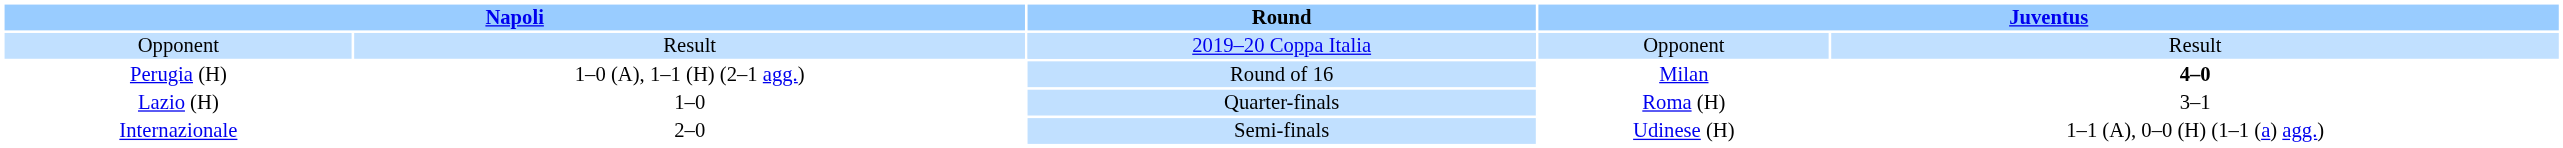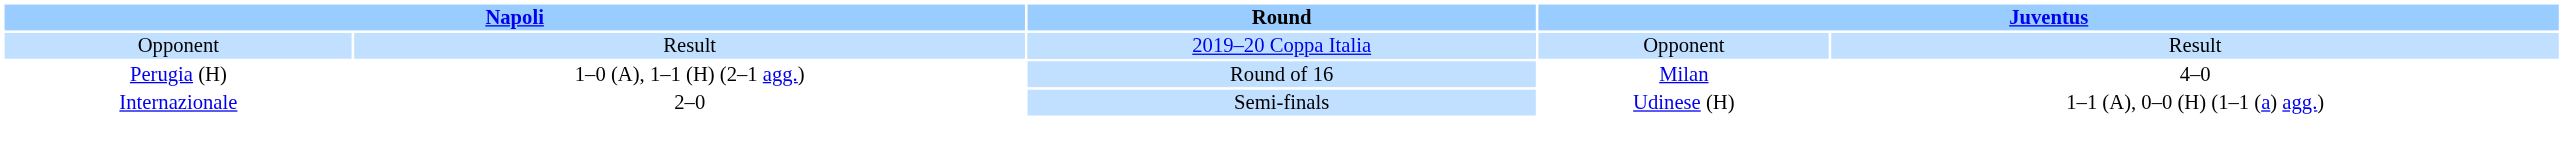(2195, 74) bold -> (2195, 74) normal
- row: (178, 102)
